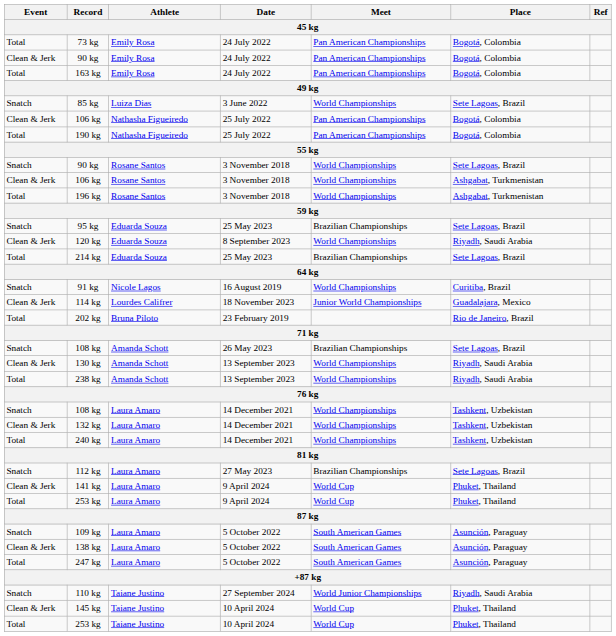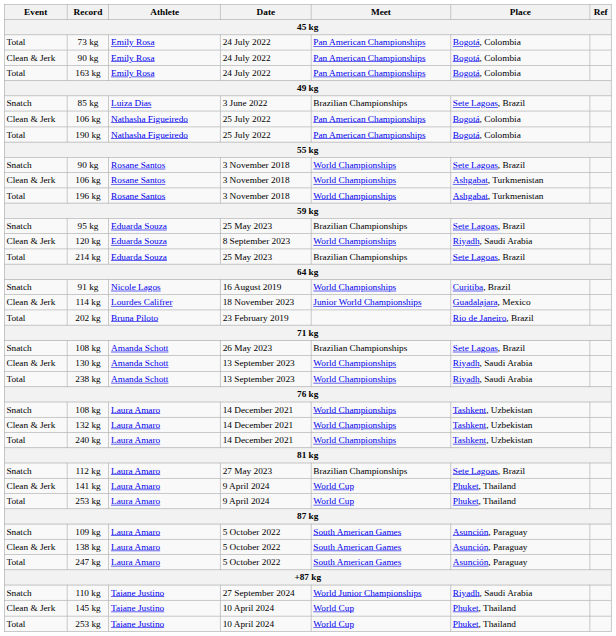(355, 104) World Championships -> (360, 104) Brazilian Championships
